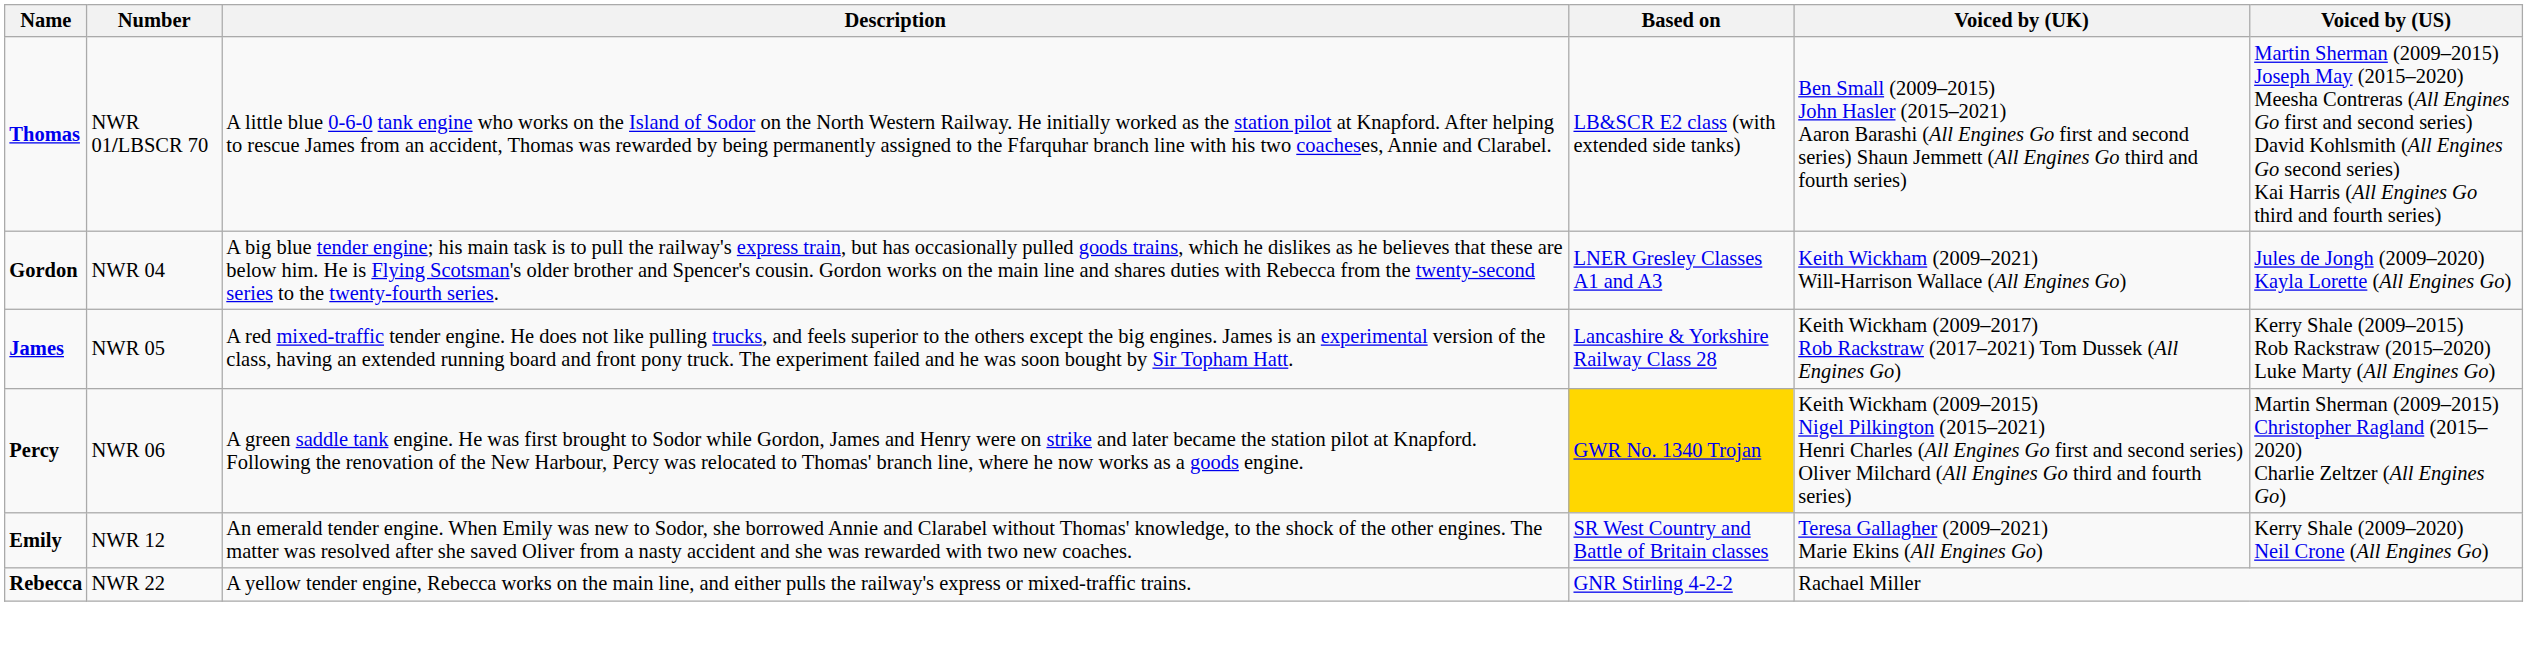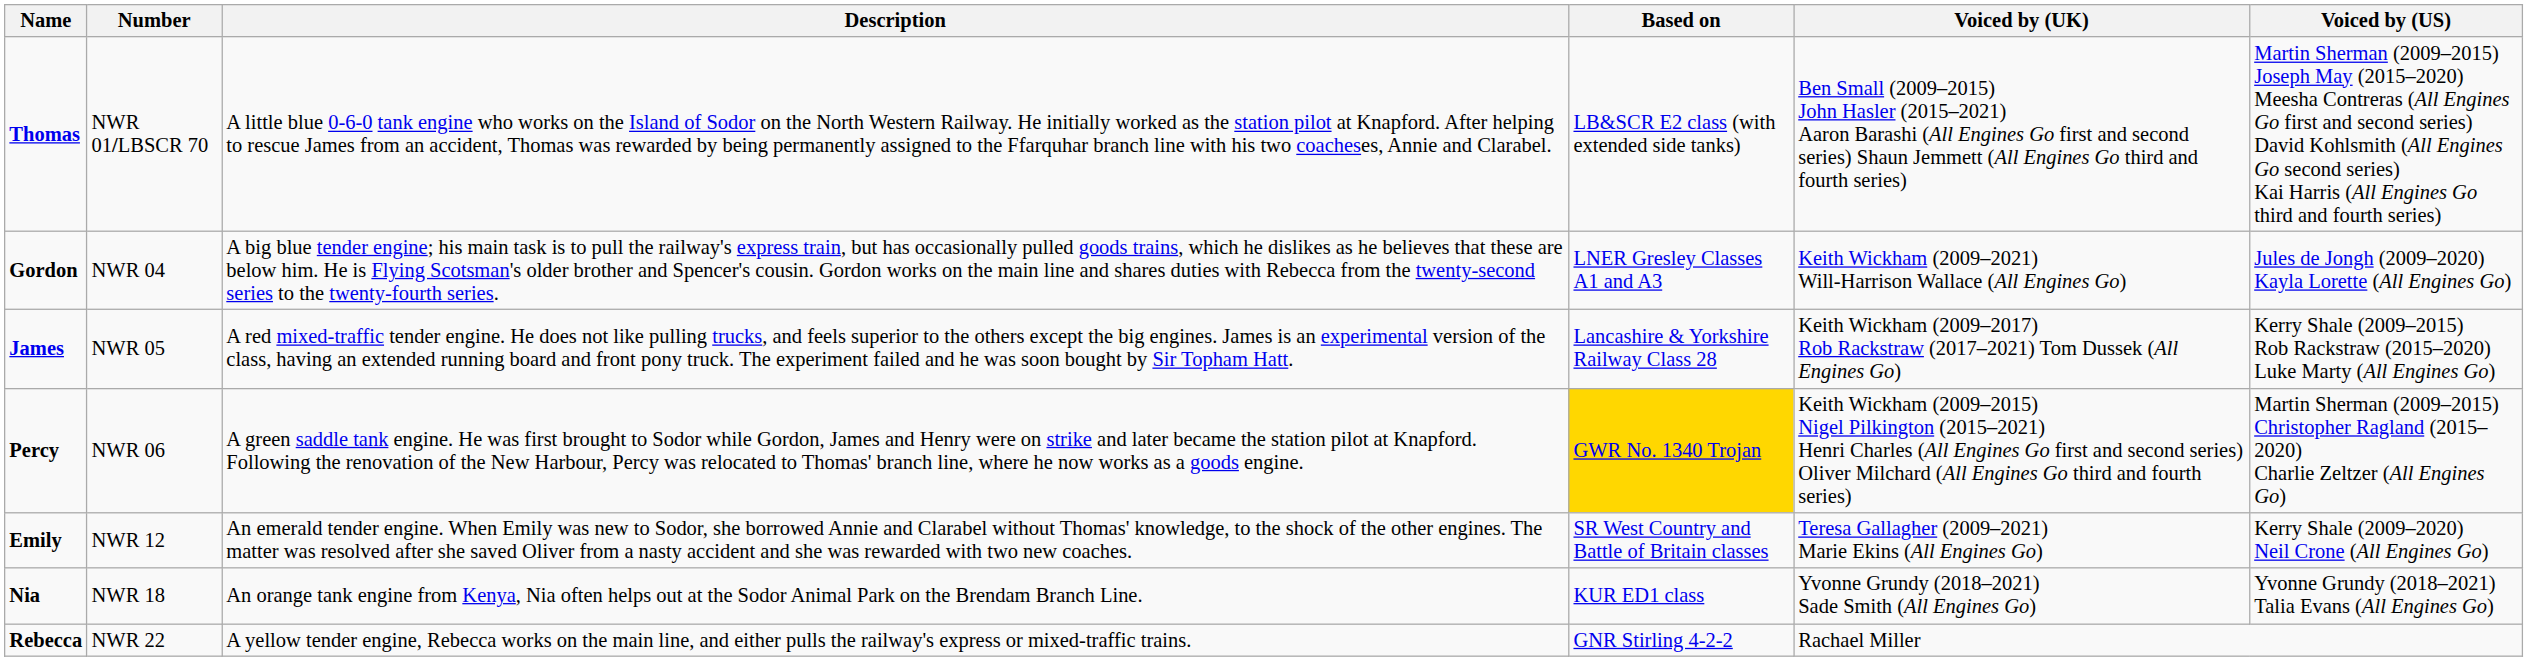+ row: (25, 595)
